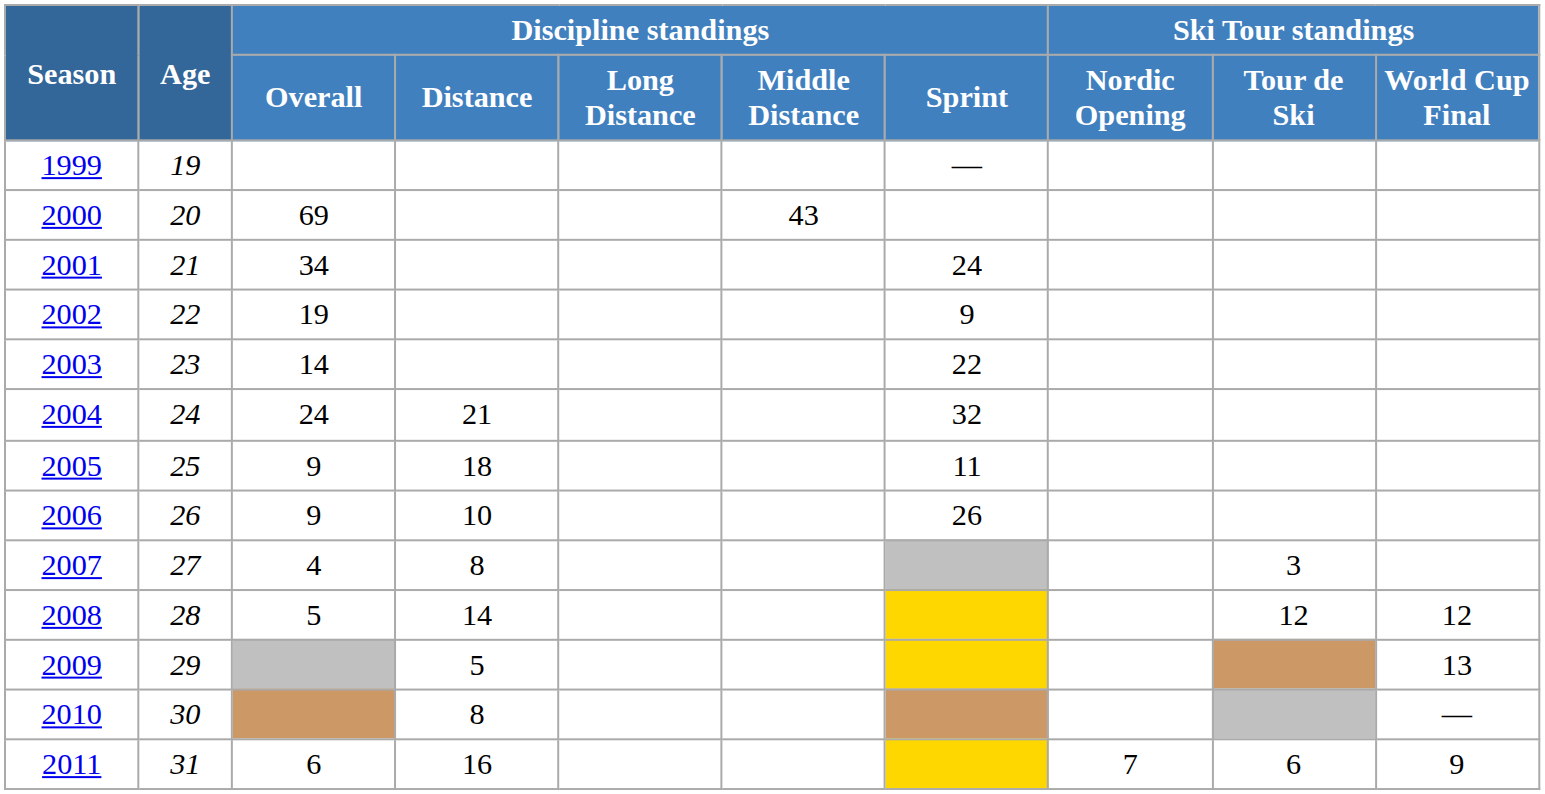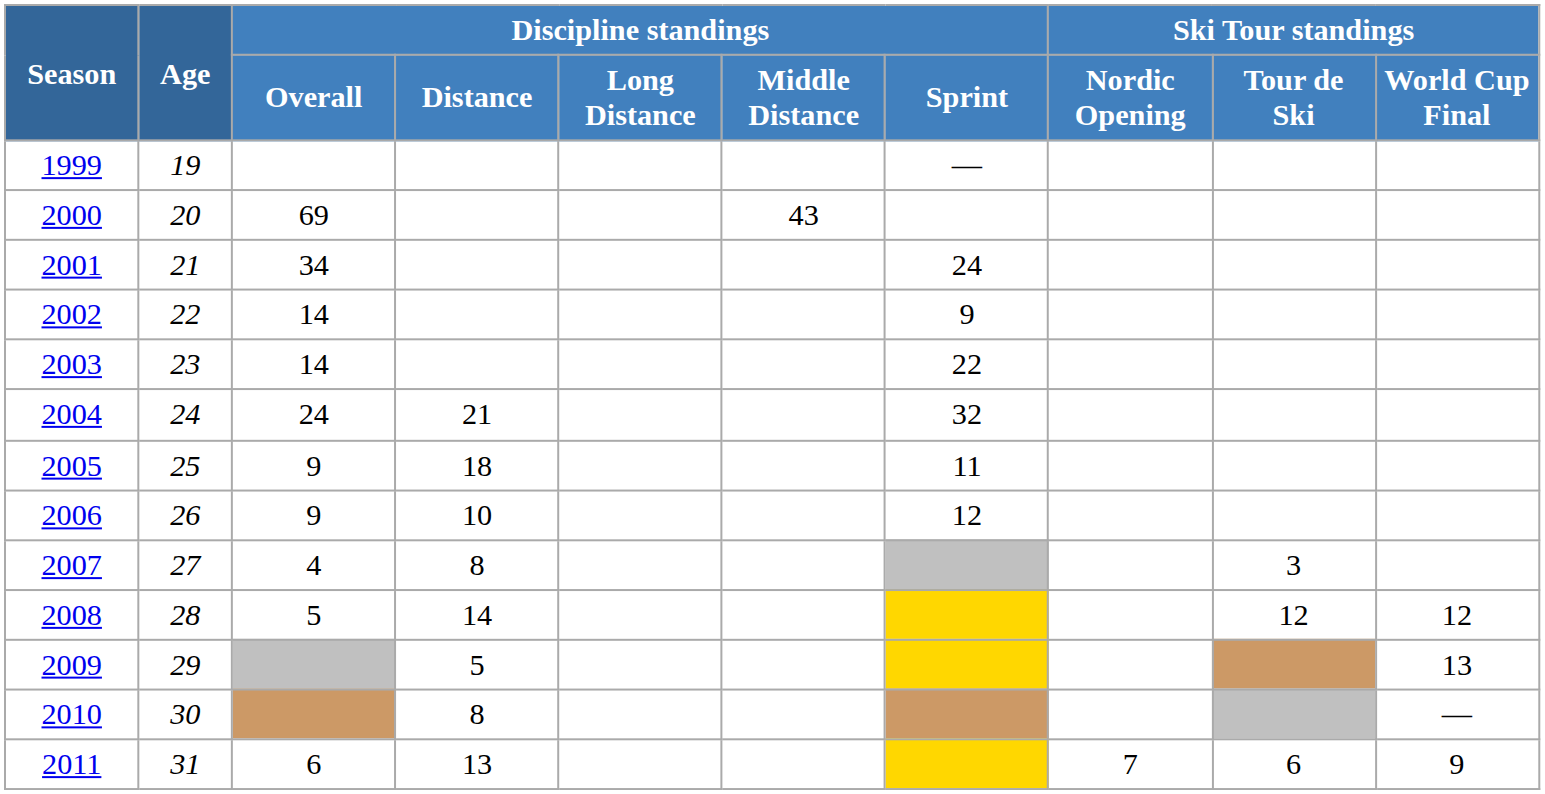(314, 314) 19 -> (314, 314) 14
(967, 514) 26 -> (967, 514) 12
(477, 763) 16 -> (477, 763) 13
